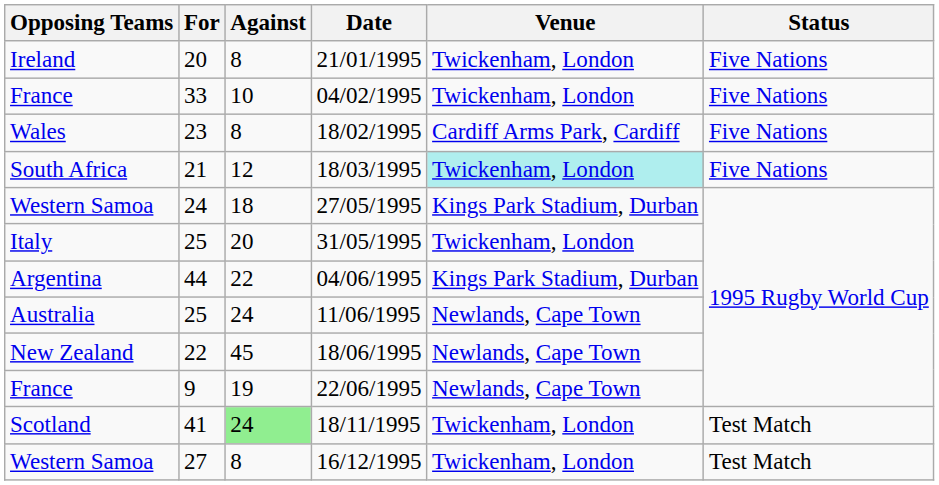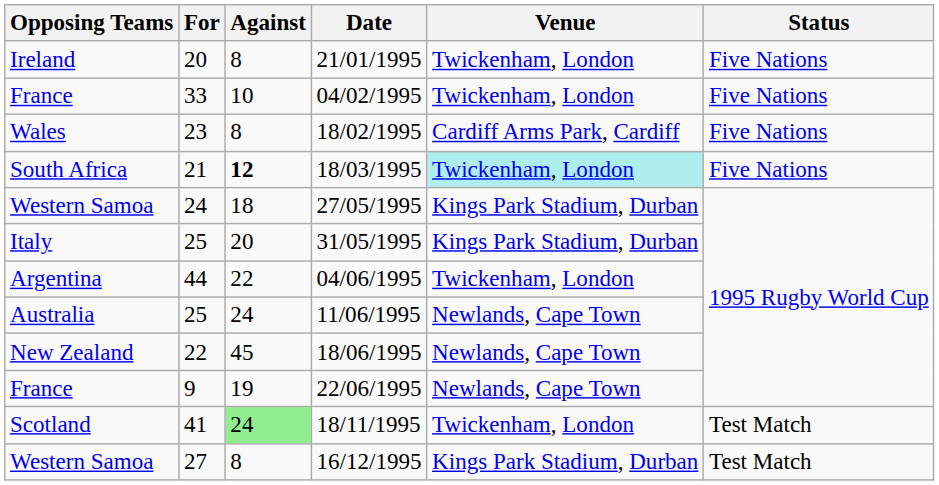(242, 168) normal -> (242, 168) bold
(533, 242) Twickenham, London -> (565, 242) Kings Park Stadium, Durban
(565, 278) Kings Park Stadium, Durban -> (533, 278) Twickenham, London
(533, 461) Twickenham, London -> (565, 461) Kings Park Stadium, Durban
